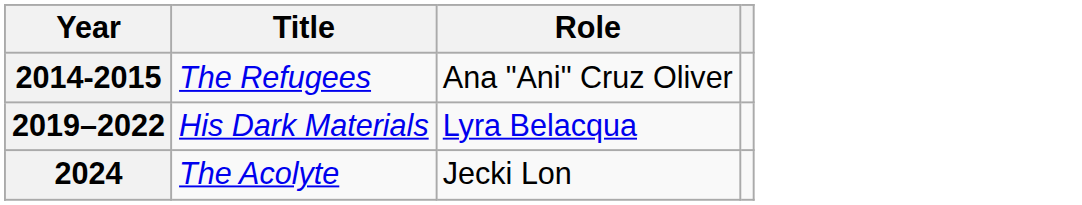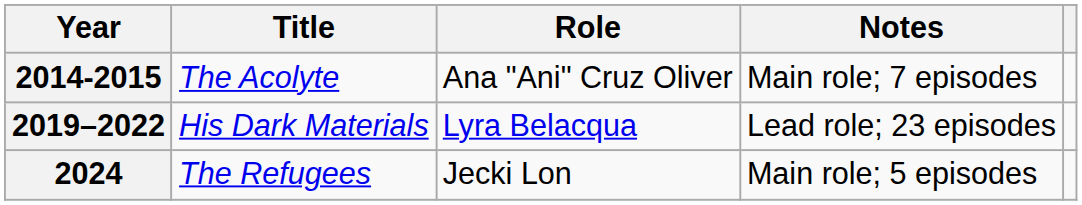+ column: (902, 28)
(275, 77) The Refugees -> (259, 77) The Acolyte
(259, 174) The Acolyte -> (275, 174) The Refugees
